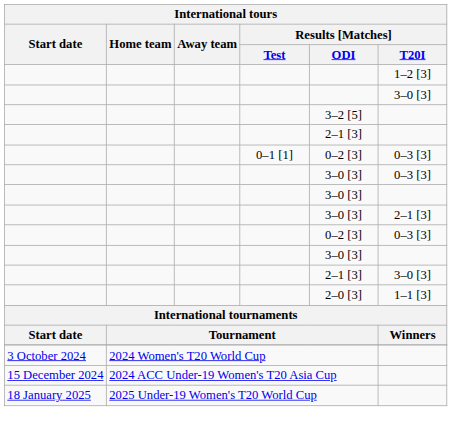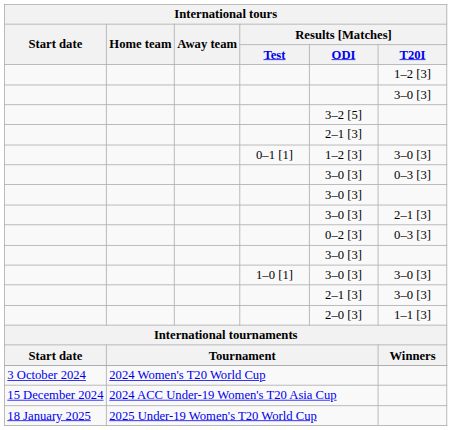(344, 154) 0–2 [3] -> (344, 154) 1–2 [3]
(413, 154) 0–3 [3] -> (413, 154) 3–0 [3]
+ row: (55, 275)
